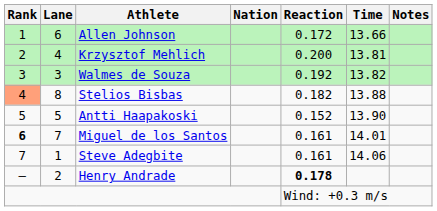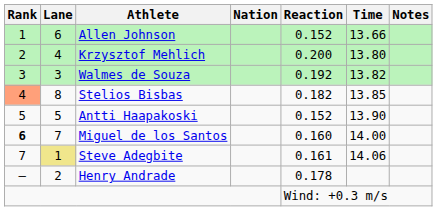(313, 35) 0.172 -> (313, 35) 0.152
(368, 55) 13.81 -> (368, 55) 13.80
(368, 95) 13.88 -> (368, 95) 13.85
(313, 135) 0.161 -> (313, 135) 0.160
(368, 135) 14.01 -> (368, 135) 14.00
(58, 155) no background -> (58, 155) khaki background
(313, 176) bold -> (313, 176) normal
